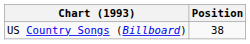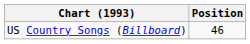(217, 30) 38 -> (217, 30) 46
